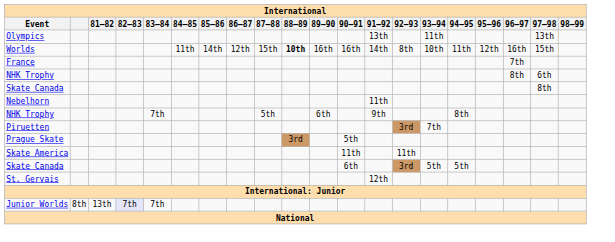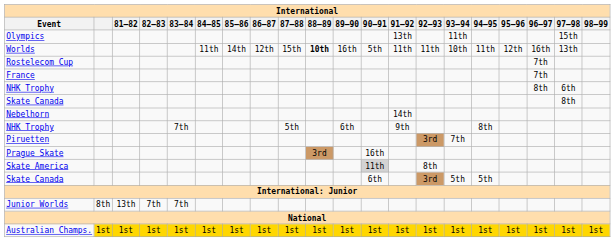(544, 37) 13th -> (568, 37) 15th
(351, 50) 16th -> (375, 50) 5th
(379, 50) 14th -> (402, 50) 11th
(406, 50) 8th -> (430, 50) 11th
(544, 50) 15th -> (568, 50) 13th
+ row: (40, 62)
(379, 101) 11th -> (402, 114) 14th
(351, 140) 5th -> (375, 153) 16th
(351, 153) no background -> (375, 166) lightgrey background
(406, 153) 11th -> (430, 166) 8th
- row: (32, 179)
(130, 205) lavender background -> (154, 205) no background
+ row: (49, 230)
